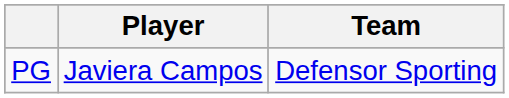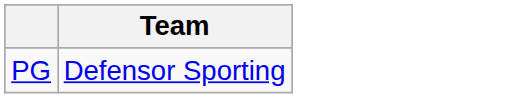- column: (163, 26)
